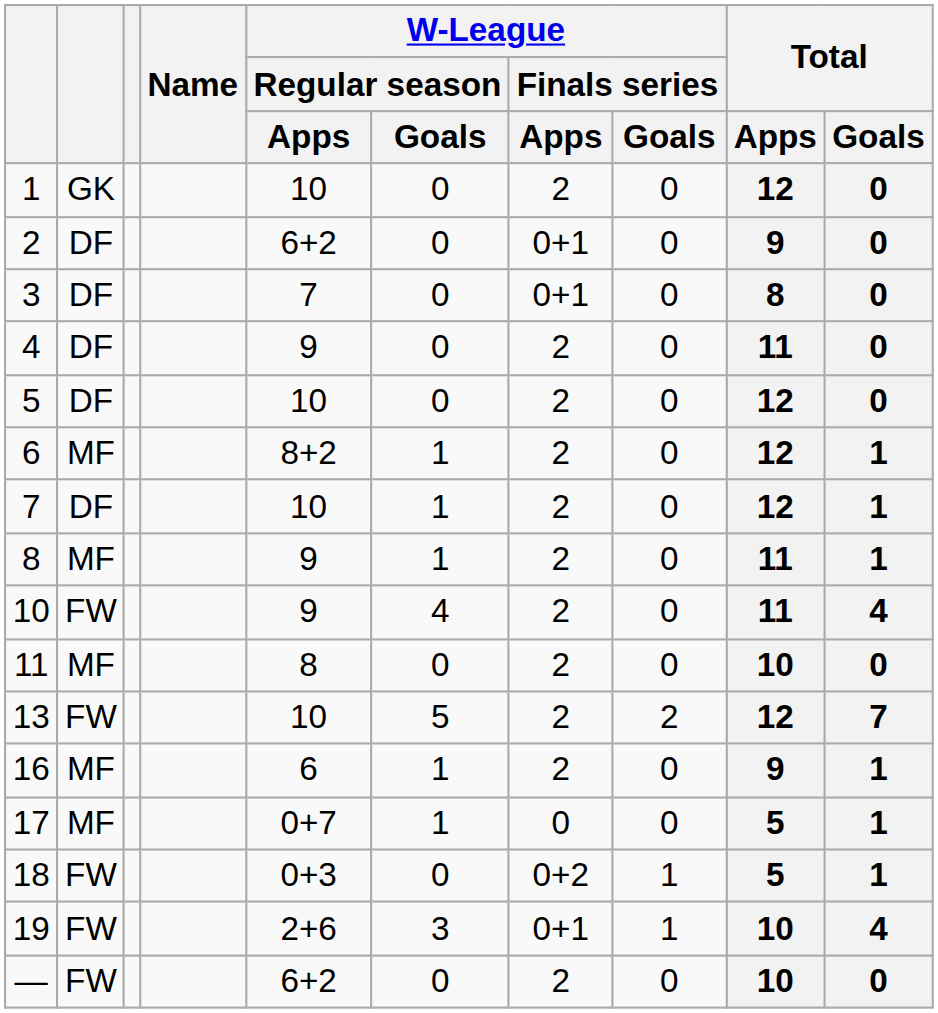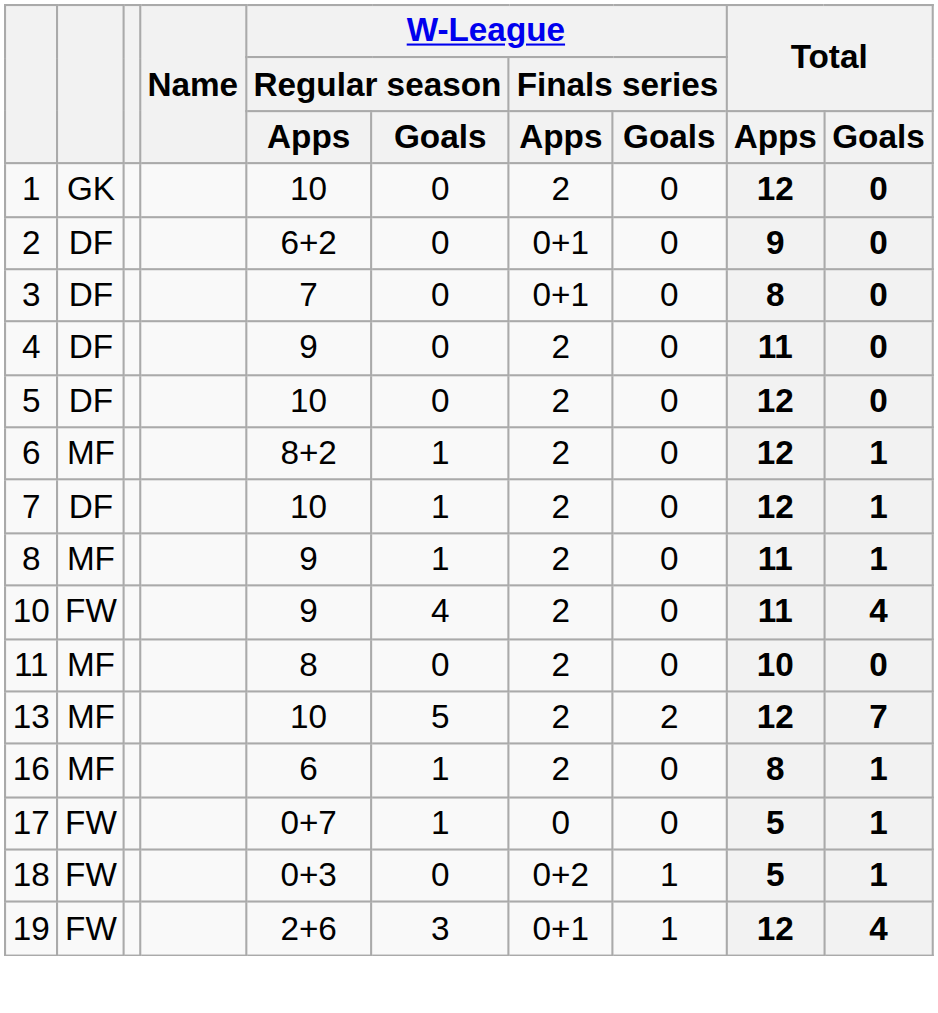(91, 717) FW -> (91, 717) MF
(775, 769) 9 -> (775, 769) 8
(91, 822) MF -> (91, 822) FW
(775, 928) 10 -> (775, 928) 12
- row: (31, 980)
